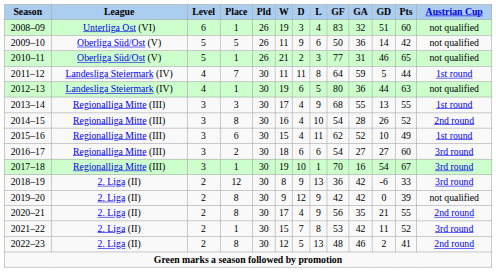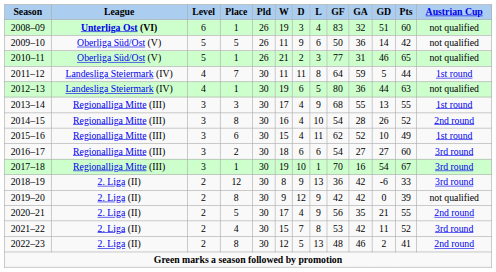(119, 27) normal -> (119, 27) bold
(236, 213) 8 -> (236, 213) 5
(236, 228) 1 -> (236, 228) 4
